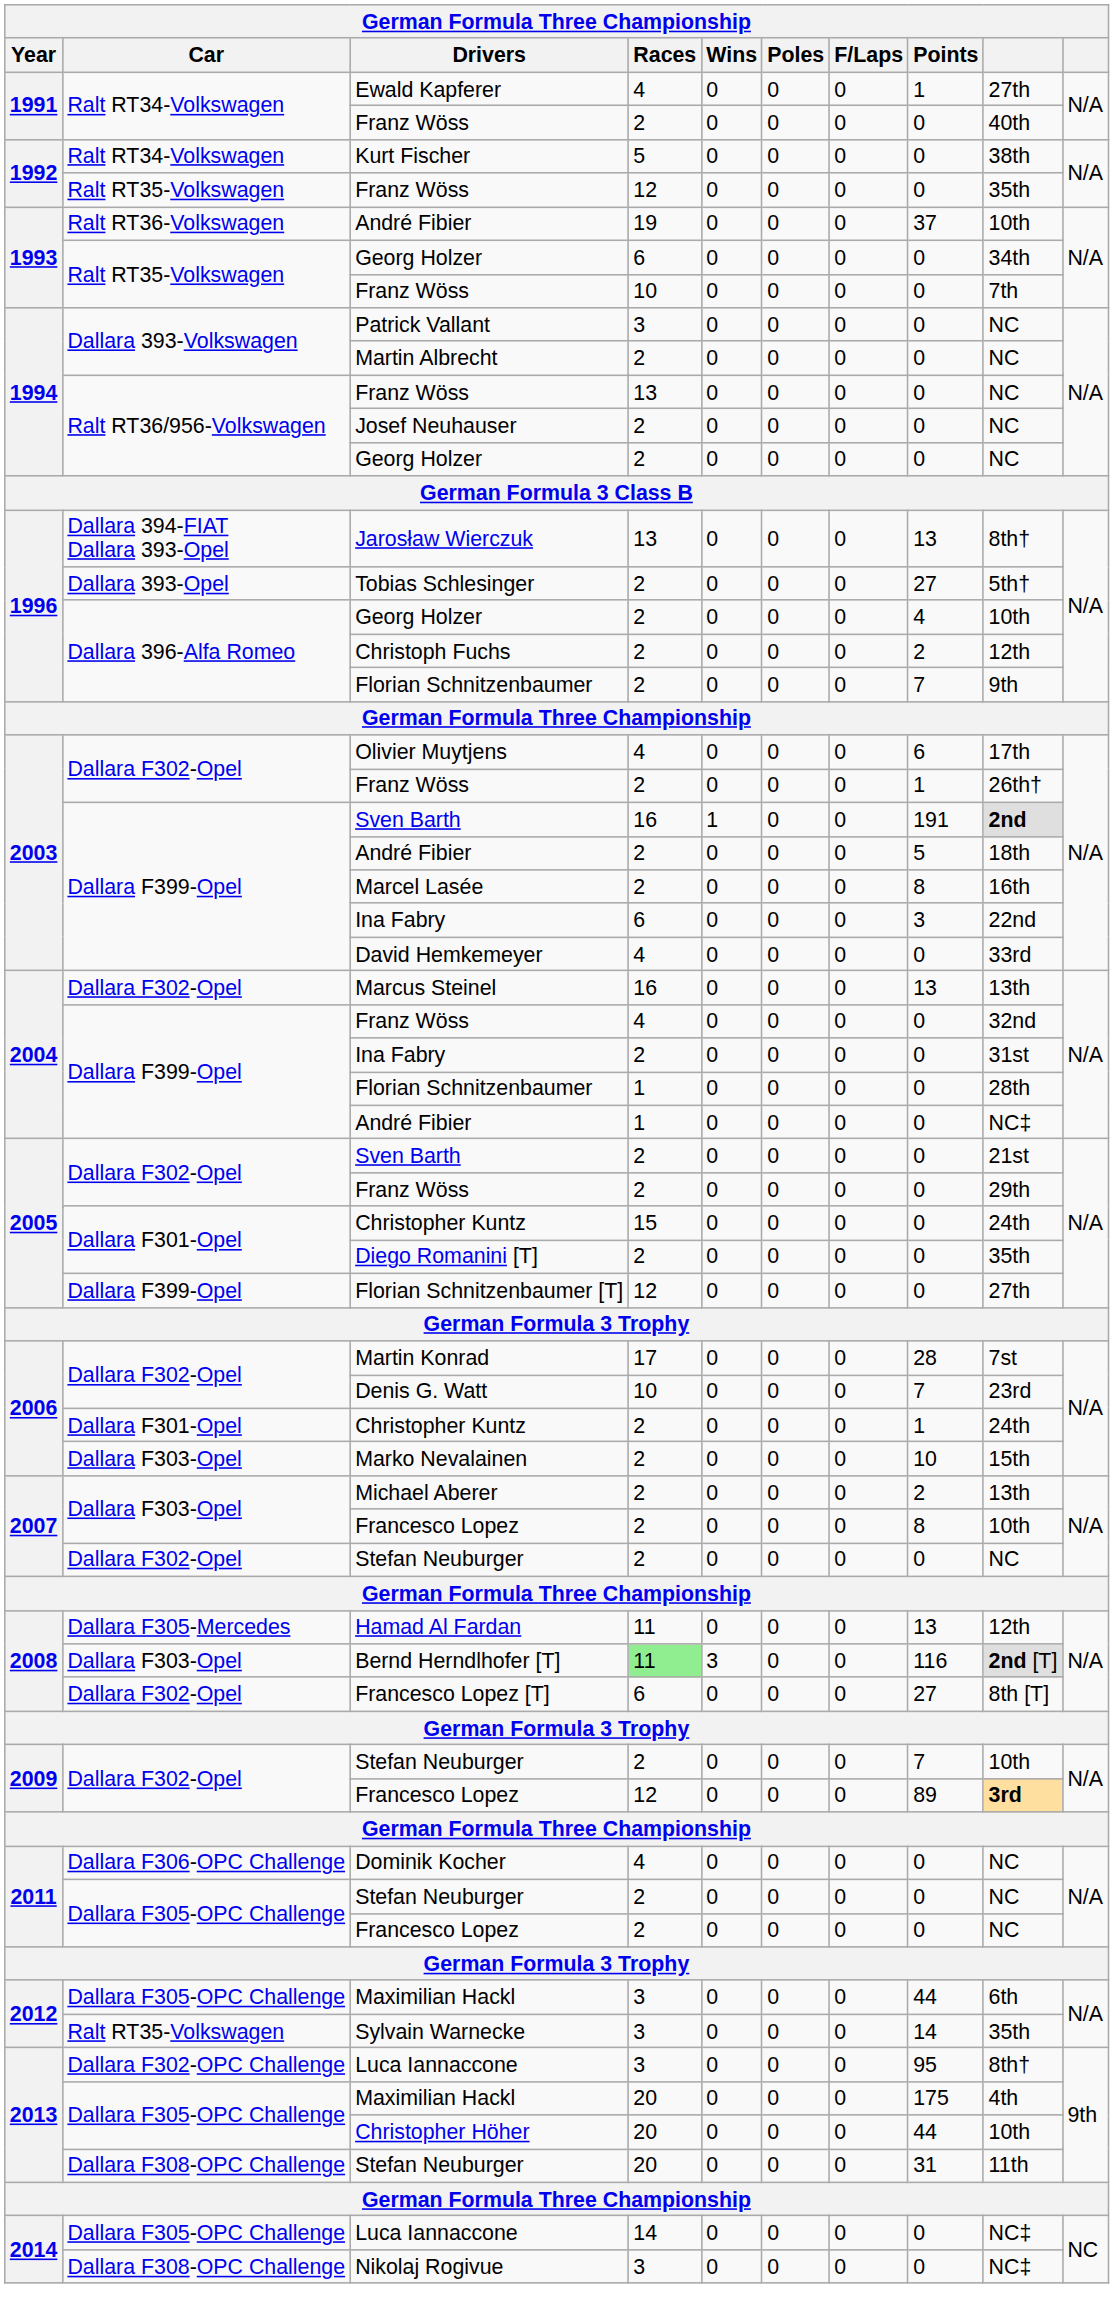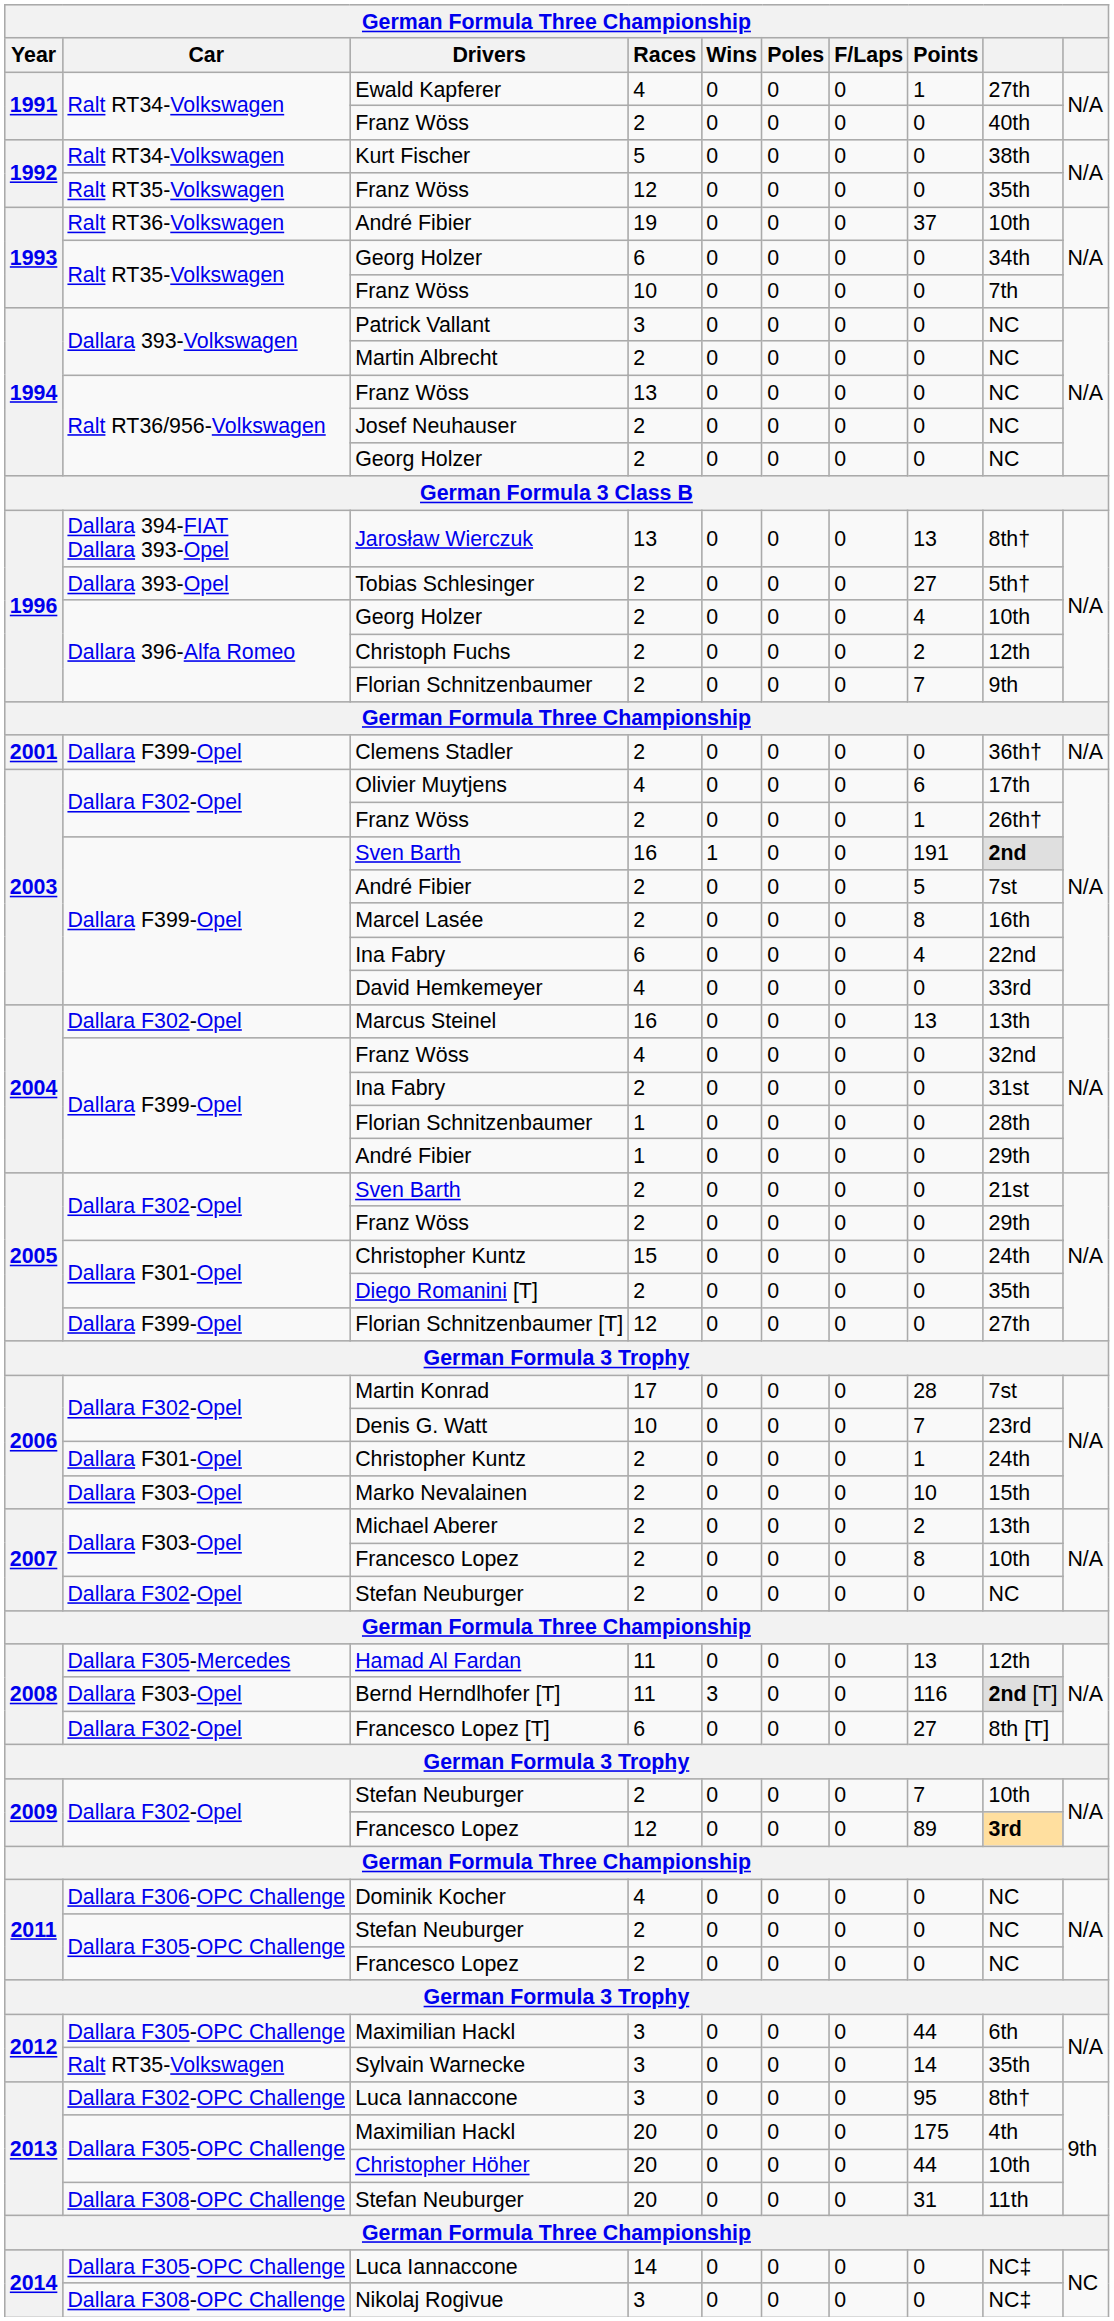+ row: (34, 752)
(1009, 853) 18th -> (1003, 886) 7st
(919, 920) 3 -> (919, 953) 4
(1010, 1122) NC‡ -> (1009, 1155) 29th
(644, 1660) lightgreen background -> (644, 1694) no background
